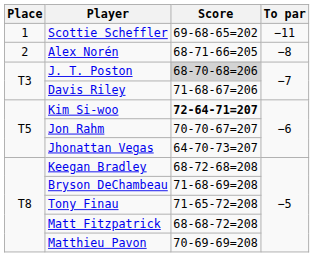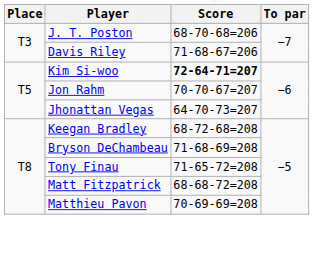- row: (108, 33)
- row: (83, 52)
(216, 71) lightgrey background -> (216, 33) no background
